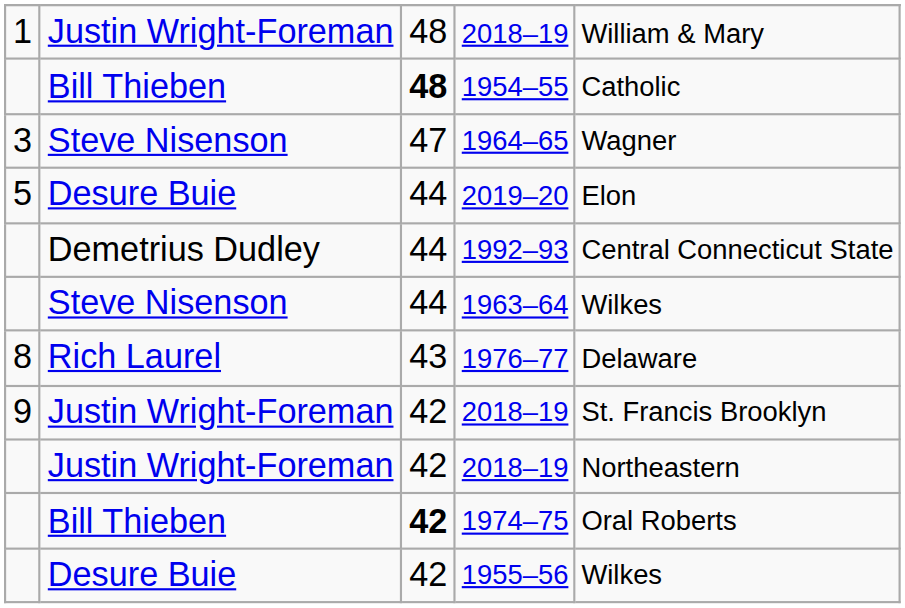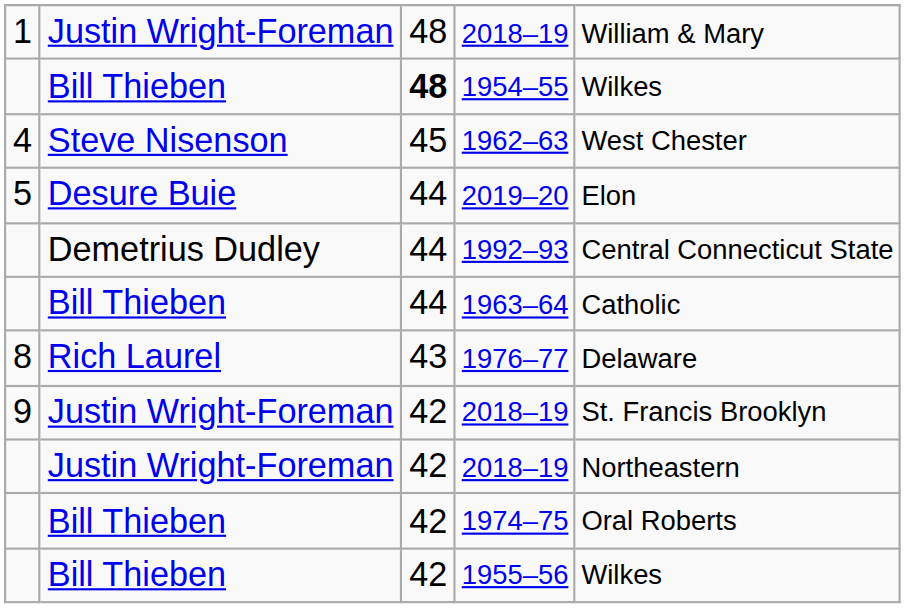(631, 87) Catholic -> (622, 87) Wilkes
- row: (22, 140)
+ row: (22, 140)
(168, 303) Steve Nisenson -> (137, 303) Bill Thieben
(622, 304) Wilkes -> (631, 304) Catholic
(428, 520) bold -> (428, 520) normal
(142, 574) Desure Buie -> (137, 574) Bill Thieben
